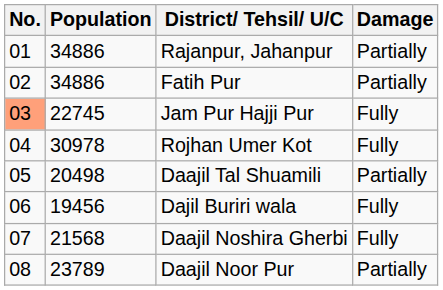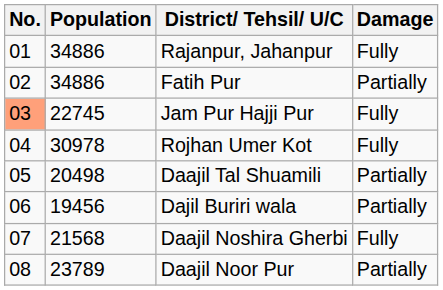(392, 51) Partially -> (378, 51) Fully
(378, 207) Fully -> (392, 207) Partially
